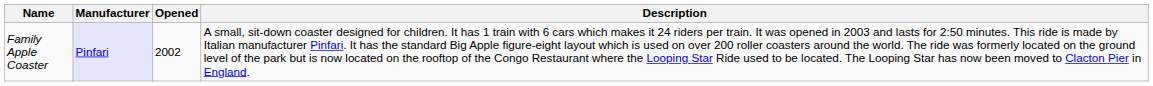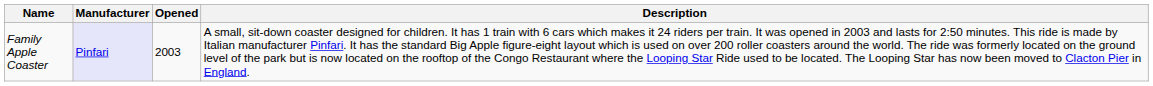(168, 51) 2002 -> (168, 51) 2003
